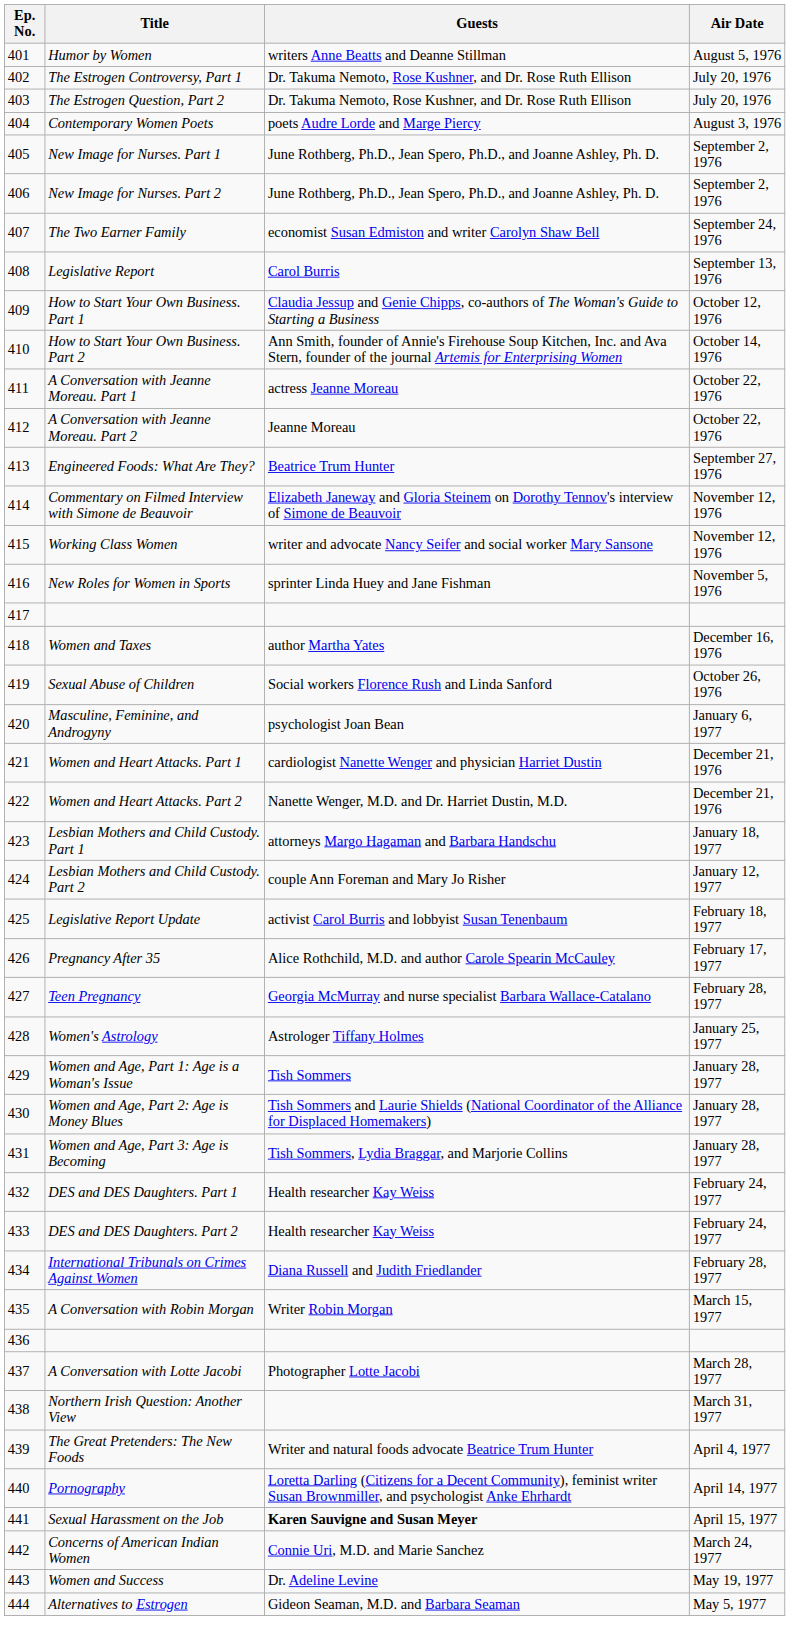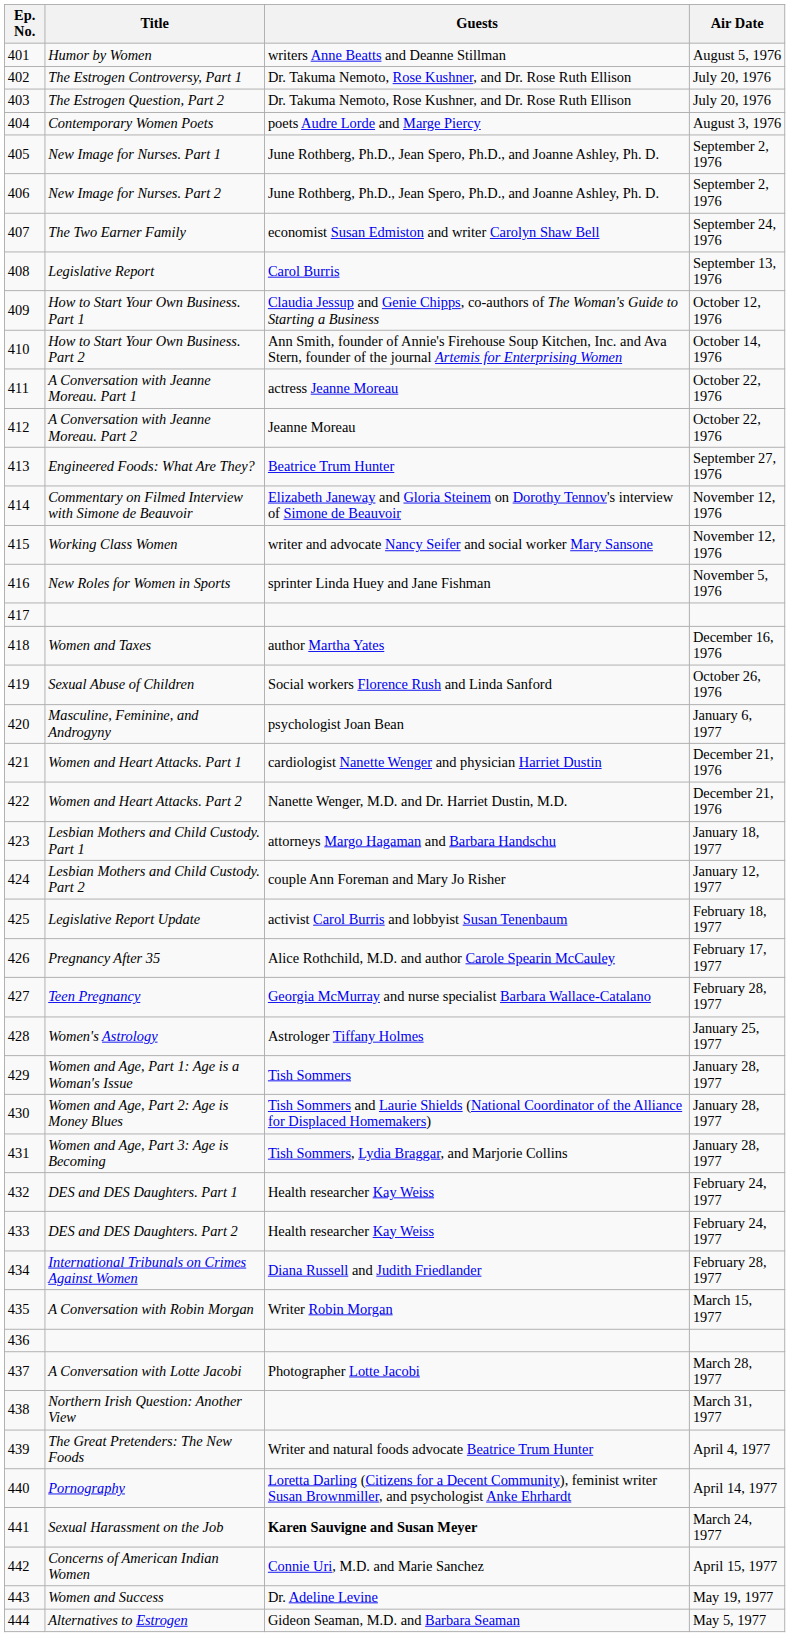(735, 1519) April 15, 1977 -> (722, 1527) March 24, 1977
(722, 1550) March 24, 1977 -> (735, 1566) April 15, 1977
